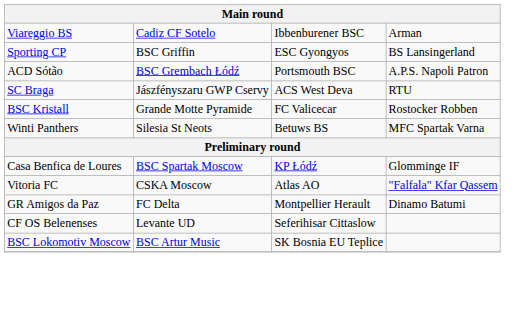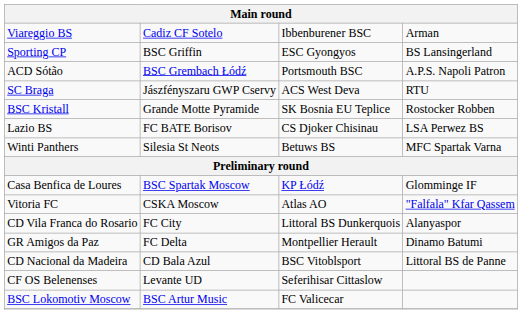(305, 109) FC Valicecar -> (336, 109) SK Bosnia EU Teplice
+ row: (30, 128)
+ row: (72, 223)
+ row: (67, 261)
(329, 242) SK Bosnia EU Teplice -> (312, 299) FC Valicecar
